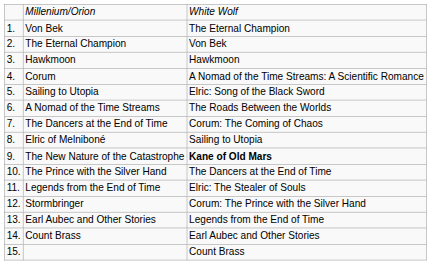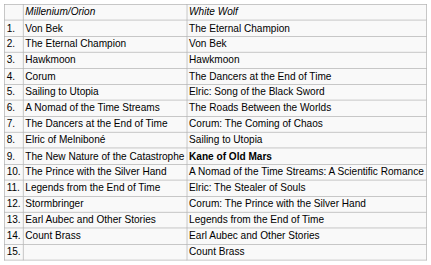(306, 76) A Nomad of the Time Streams: A Scientific Romance -> (260, 76) The Dancers at the End of Time
(260, 172) The Dancers at the End of Time -> (306, 172) A Nomad of the Time Streams: A Scientific Romance
